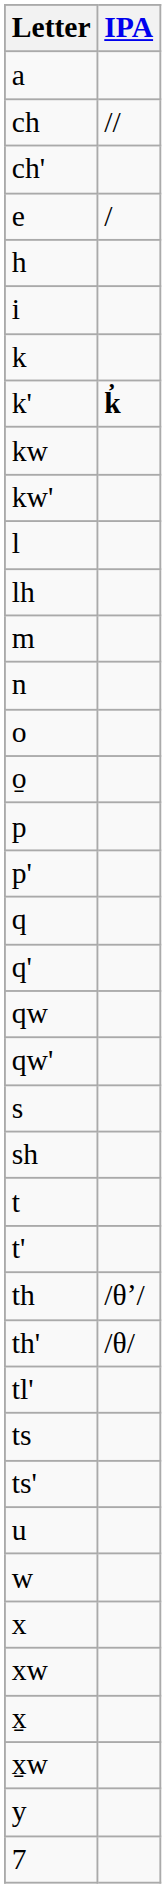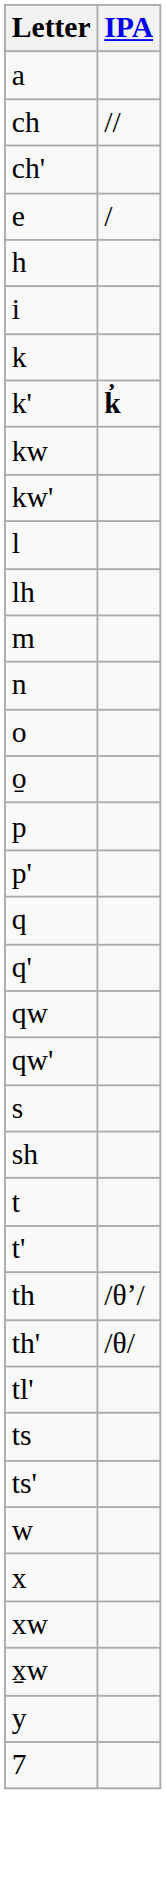- row: (19, 1530)
- row: (19, 1717)
